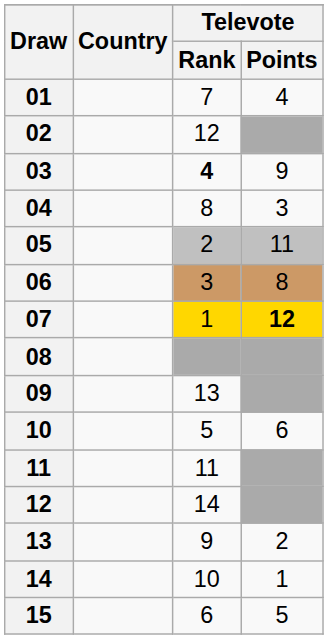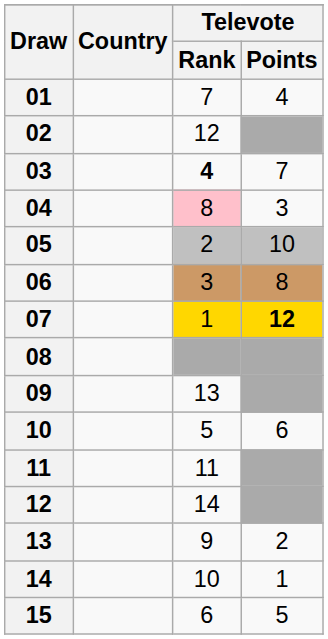(282, 171) 9 -> (282, 171) 7
(207, 208) no background -> (207, 208) pink background
(282, 245) 11 -> (282, 245) 10
